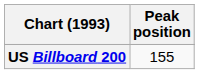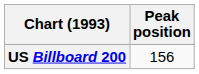(162, 56) 155 -> (162, 56) 156
